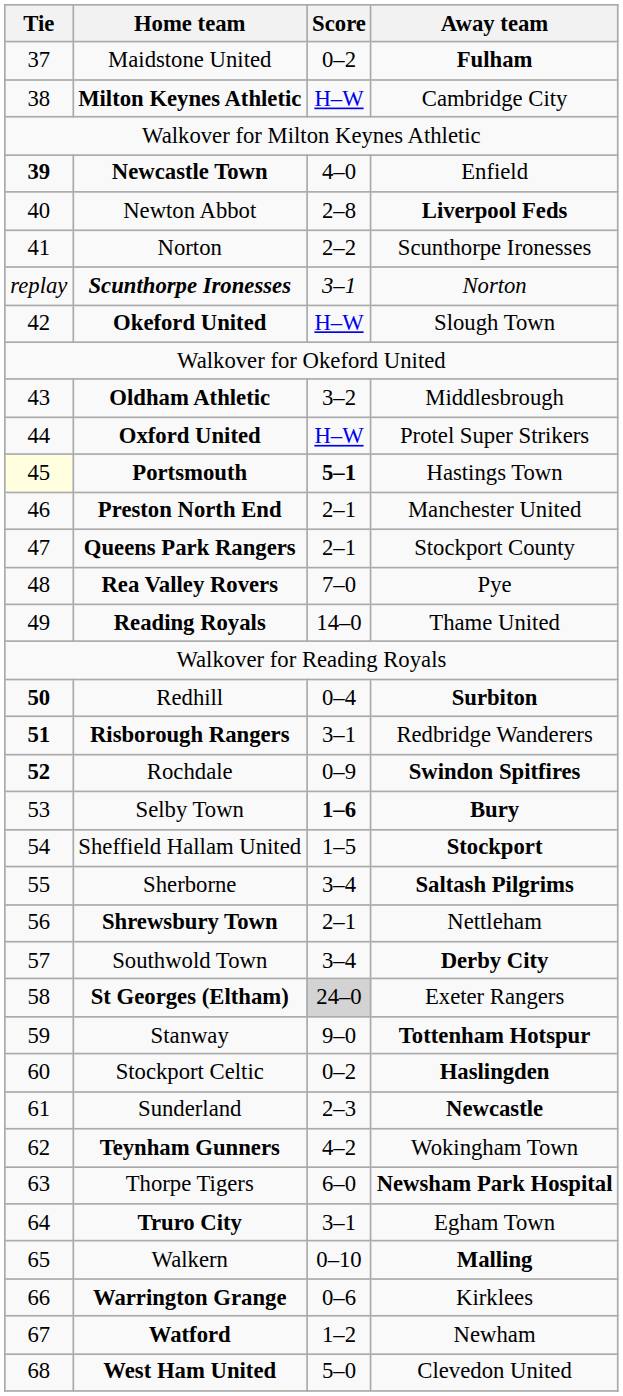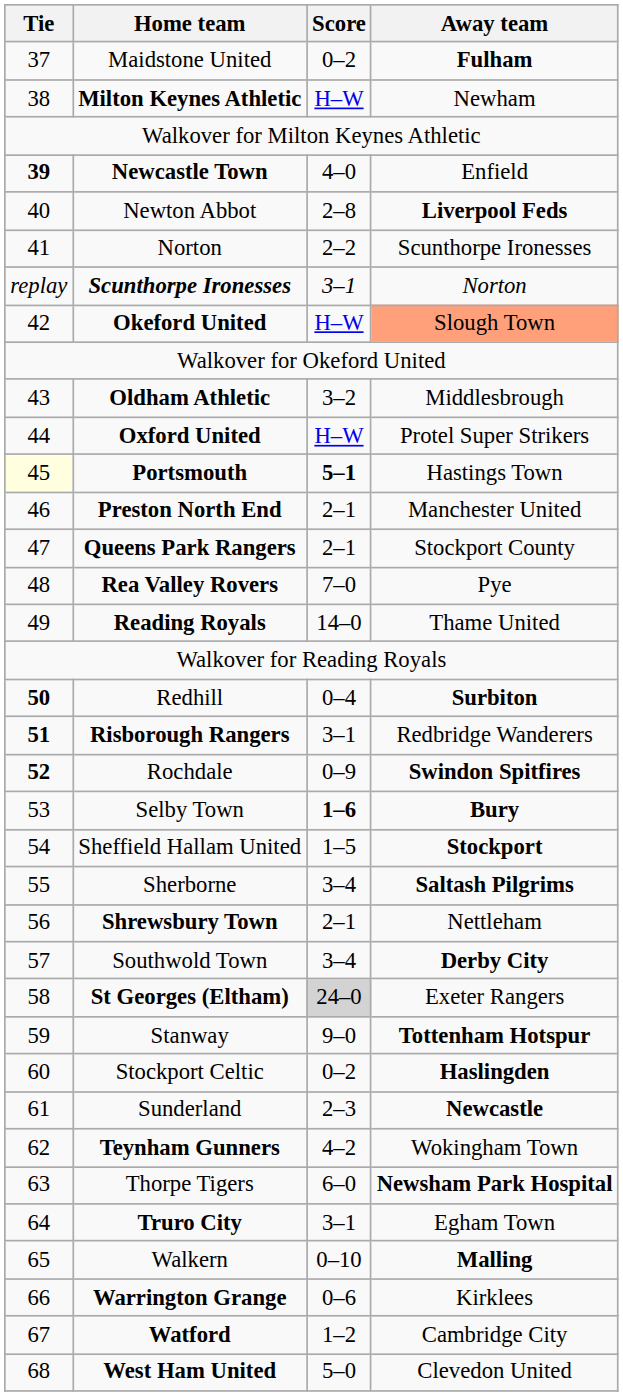(495, 97) Cambridge City -> (495, 97) Newham
(495, 322) no background -> (495, 322) lightsalmon background
(495, 1334) Newham -> (495, 1334) Cambridge City
